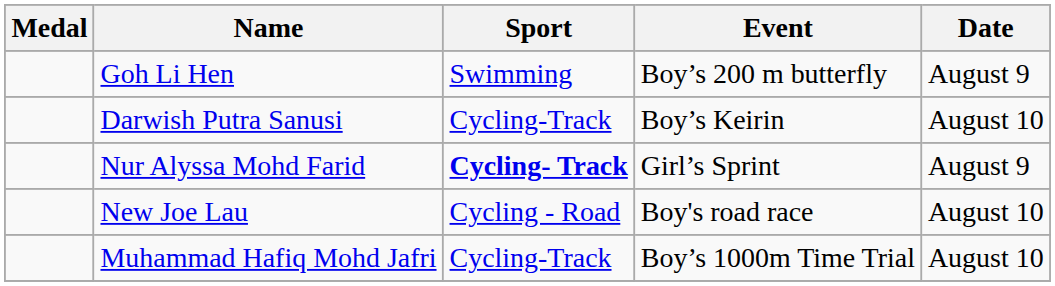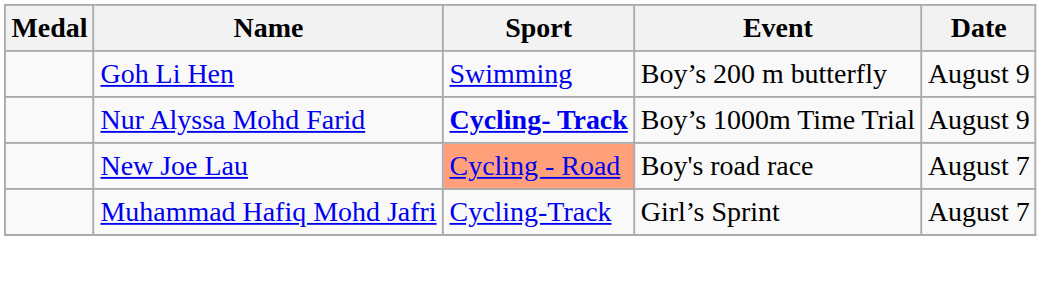- row: (222, 119)
(710, 166) Girl’s Sprint -> (778, 119) Boy’s 1000m Time Trial
(535, 212) no background -> (535, 166) lightsalmon background
(986, 212) August 10 -> (979, 166) August 7
(778, 258) Boy’s 1000m Time Trial -> (710, 212) Girl’s Sprint
(986, 258) August 10 -> (979, 212) August 7
